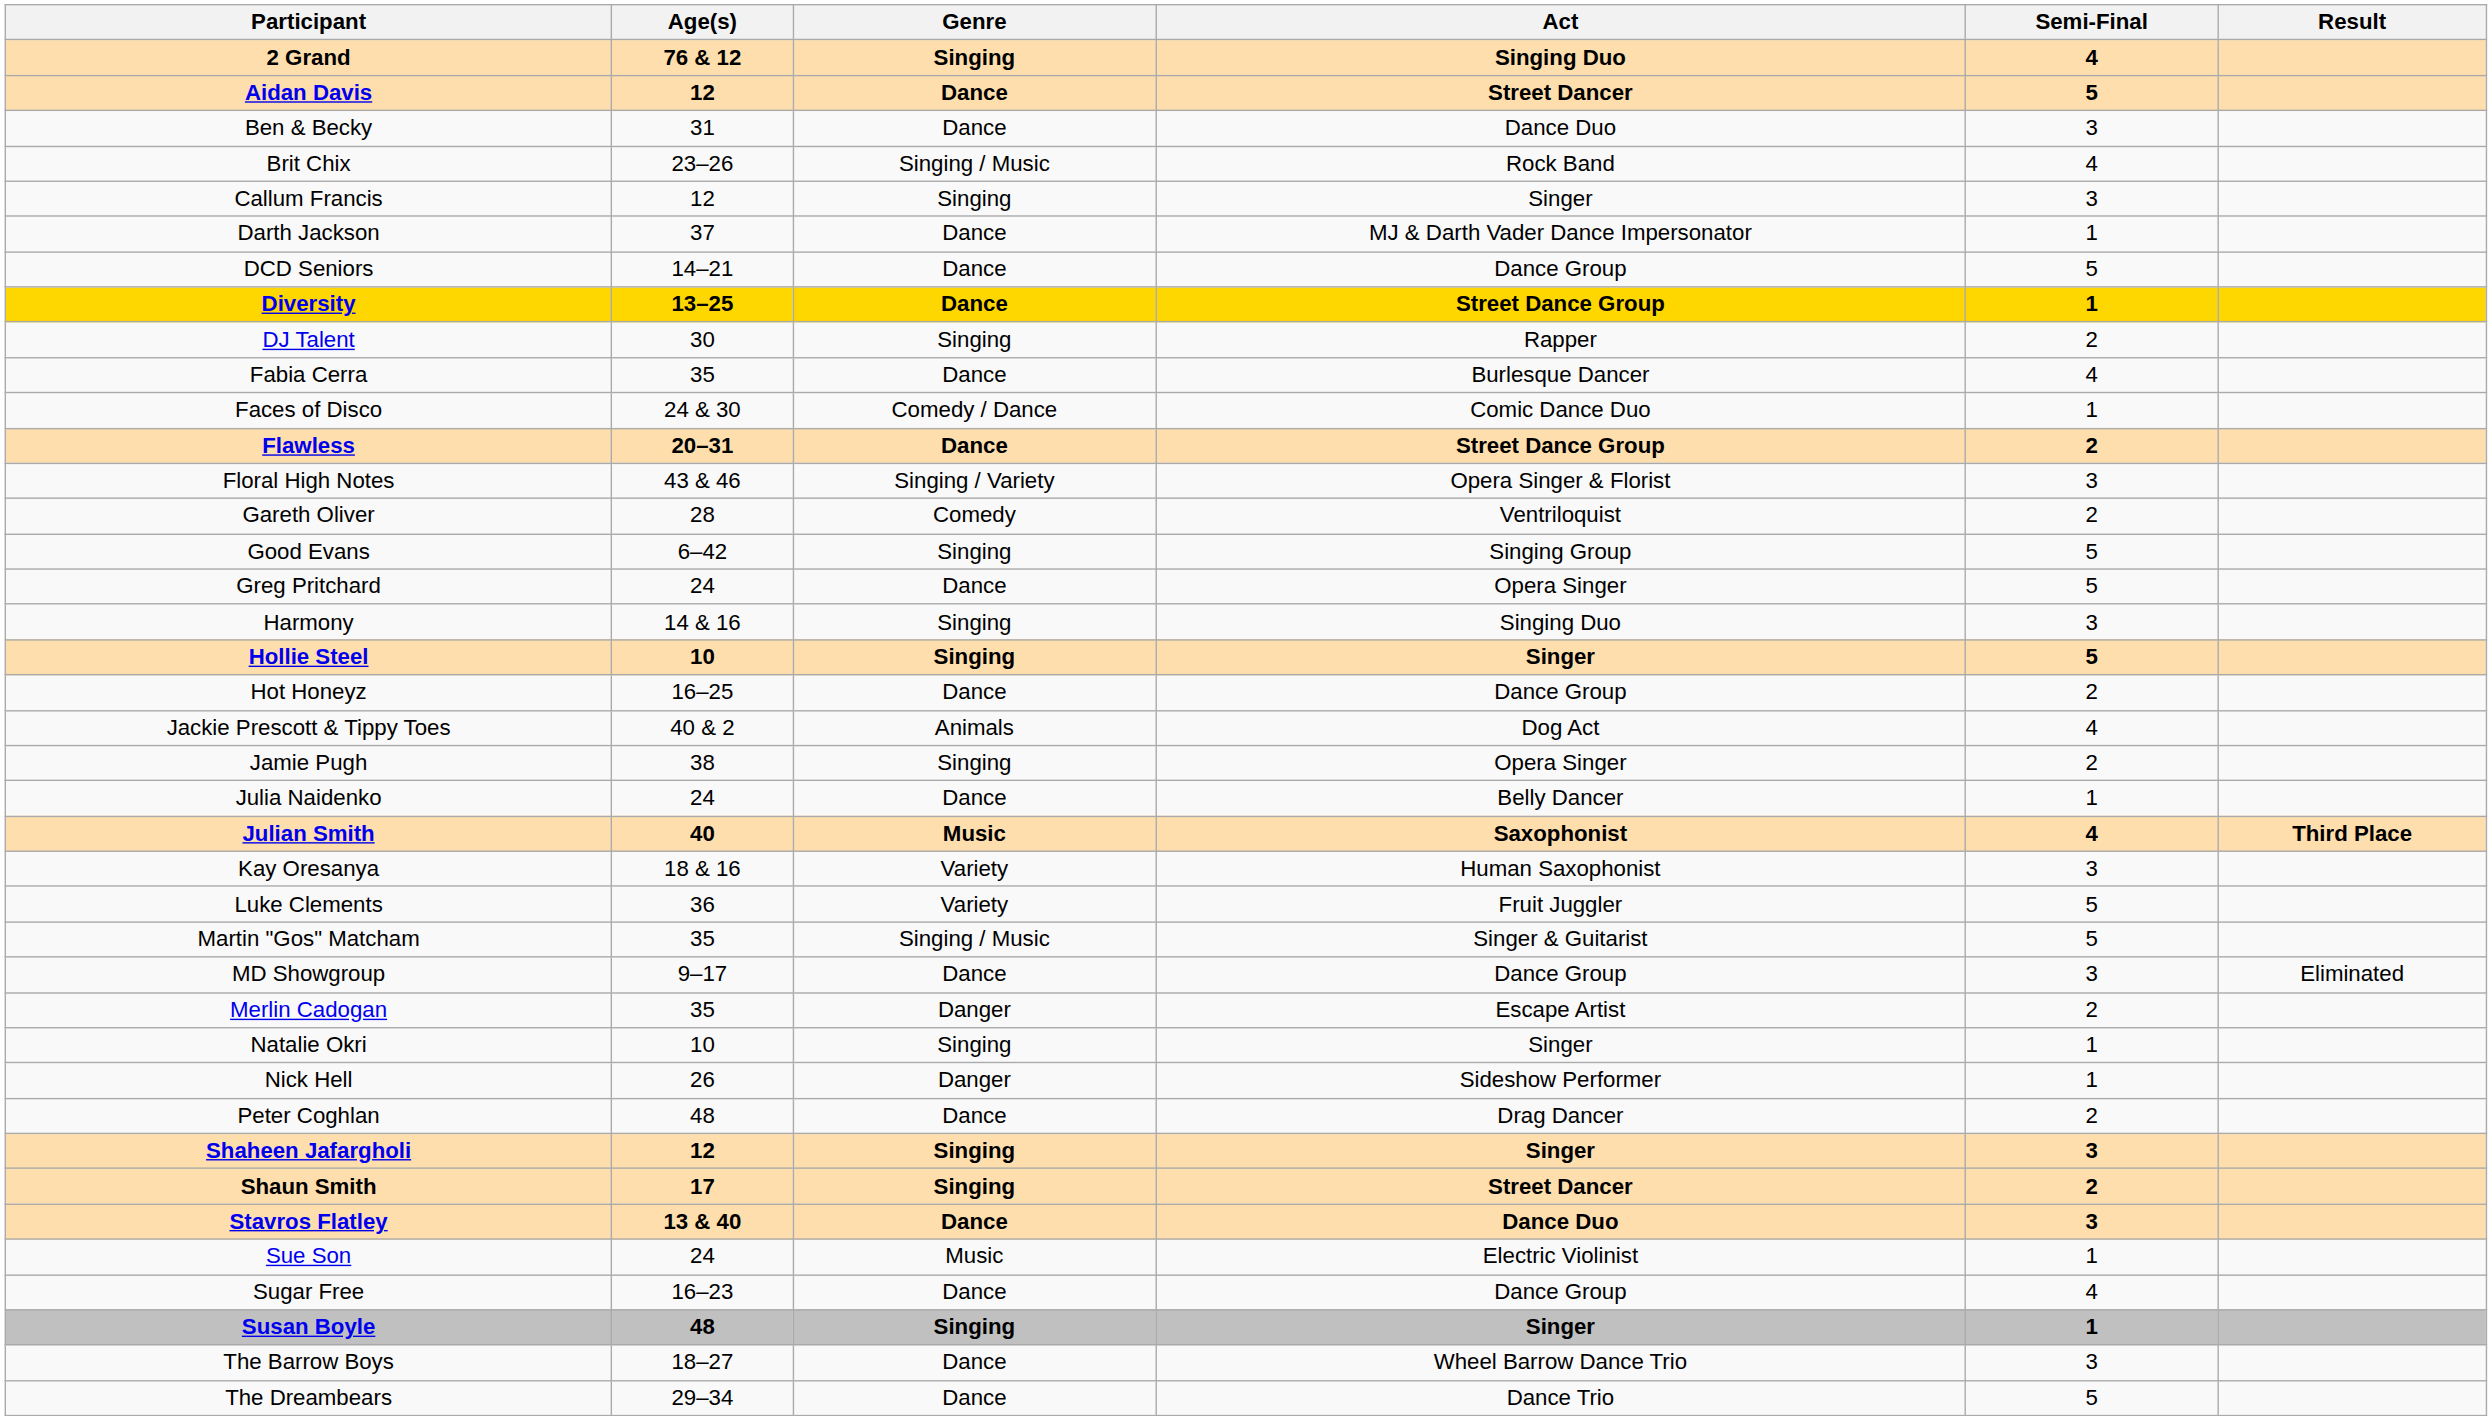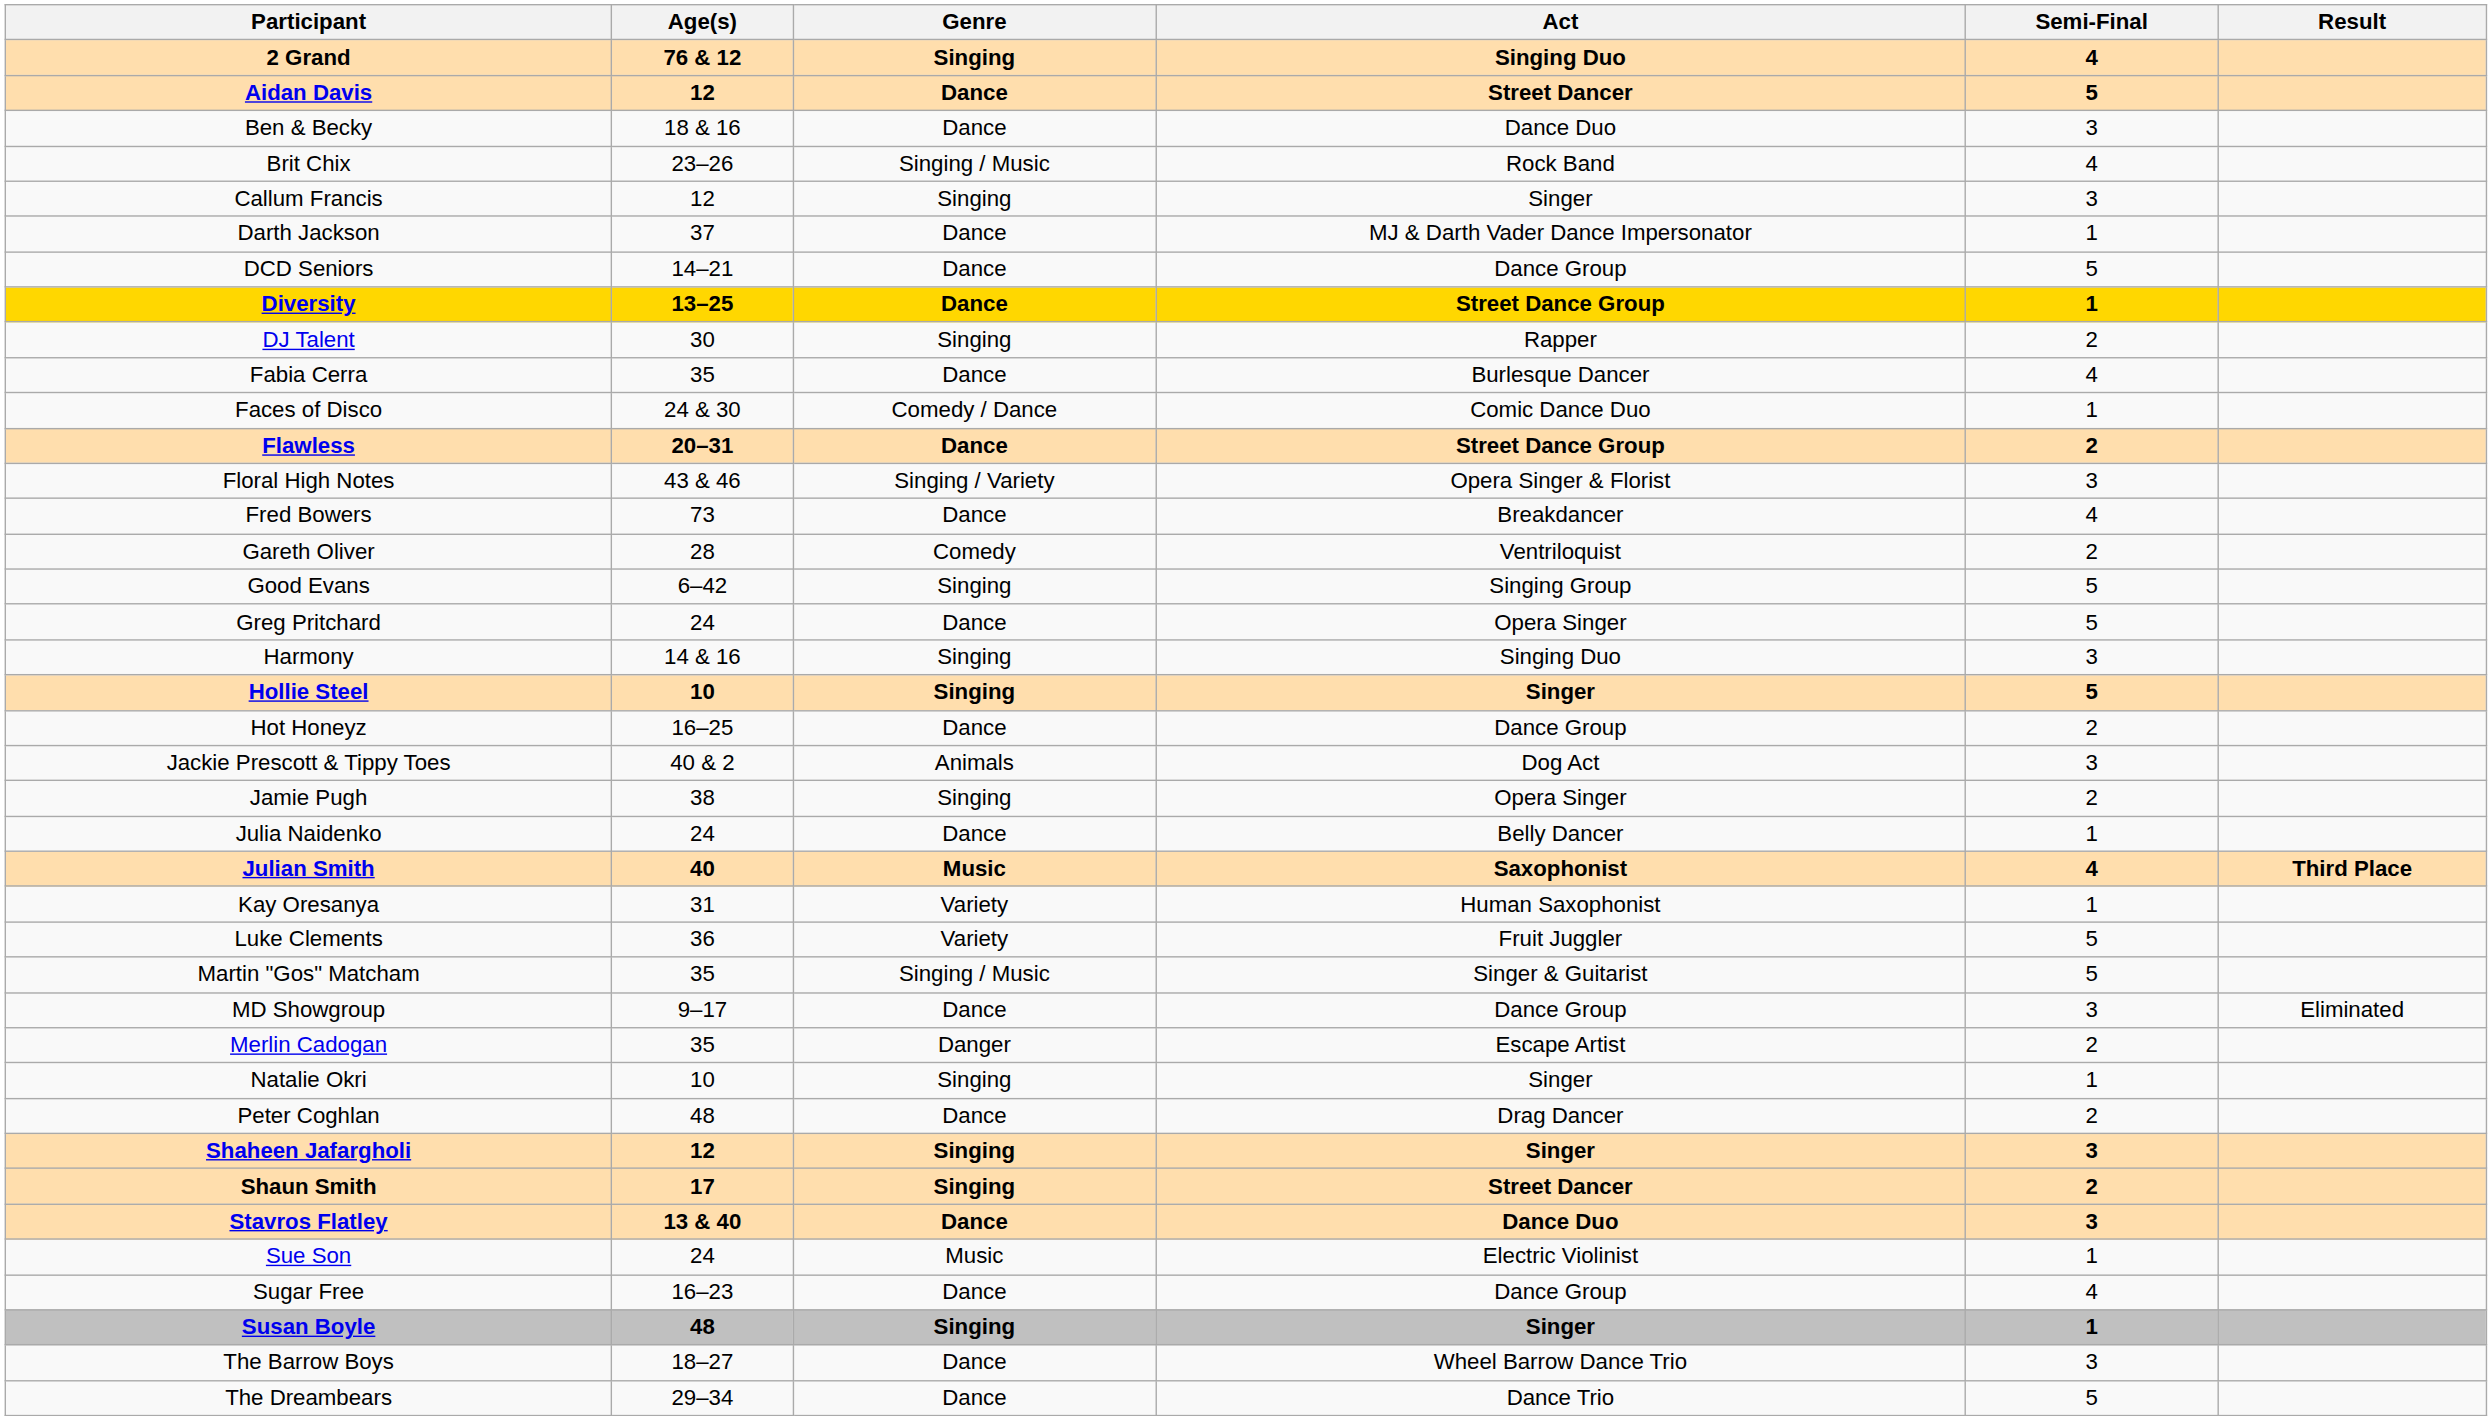(702, 127) 31 -> (702, 127) 18 & 16
+ row: (309, 515)
(2092, 727) 4 -> (2092, 762) 3
(702, 868) 18 & 16 -> (702, 903) 31
(2092, 868) 3 -> (2092, 903) 1
- row: (309, 1080)
